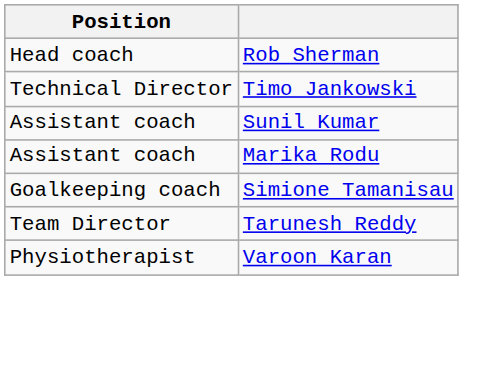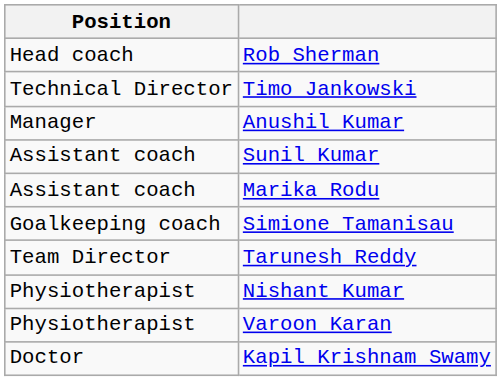+ row: (323, 123)
+ row: (323, 291)
+ row: (367, 359)
